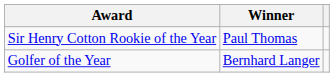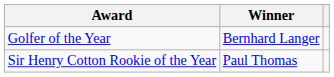rows swapped: (59, 60) <-> (112, 38)
